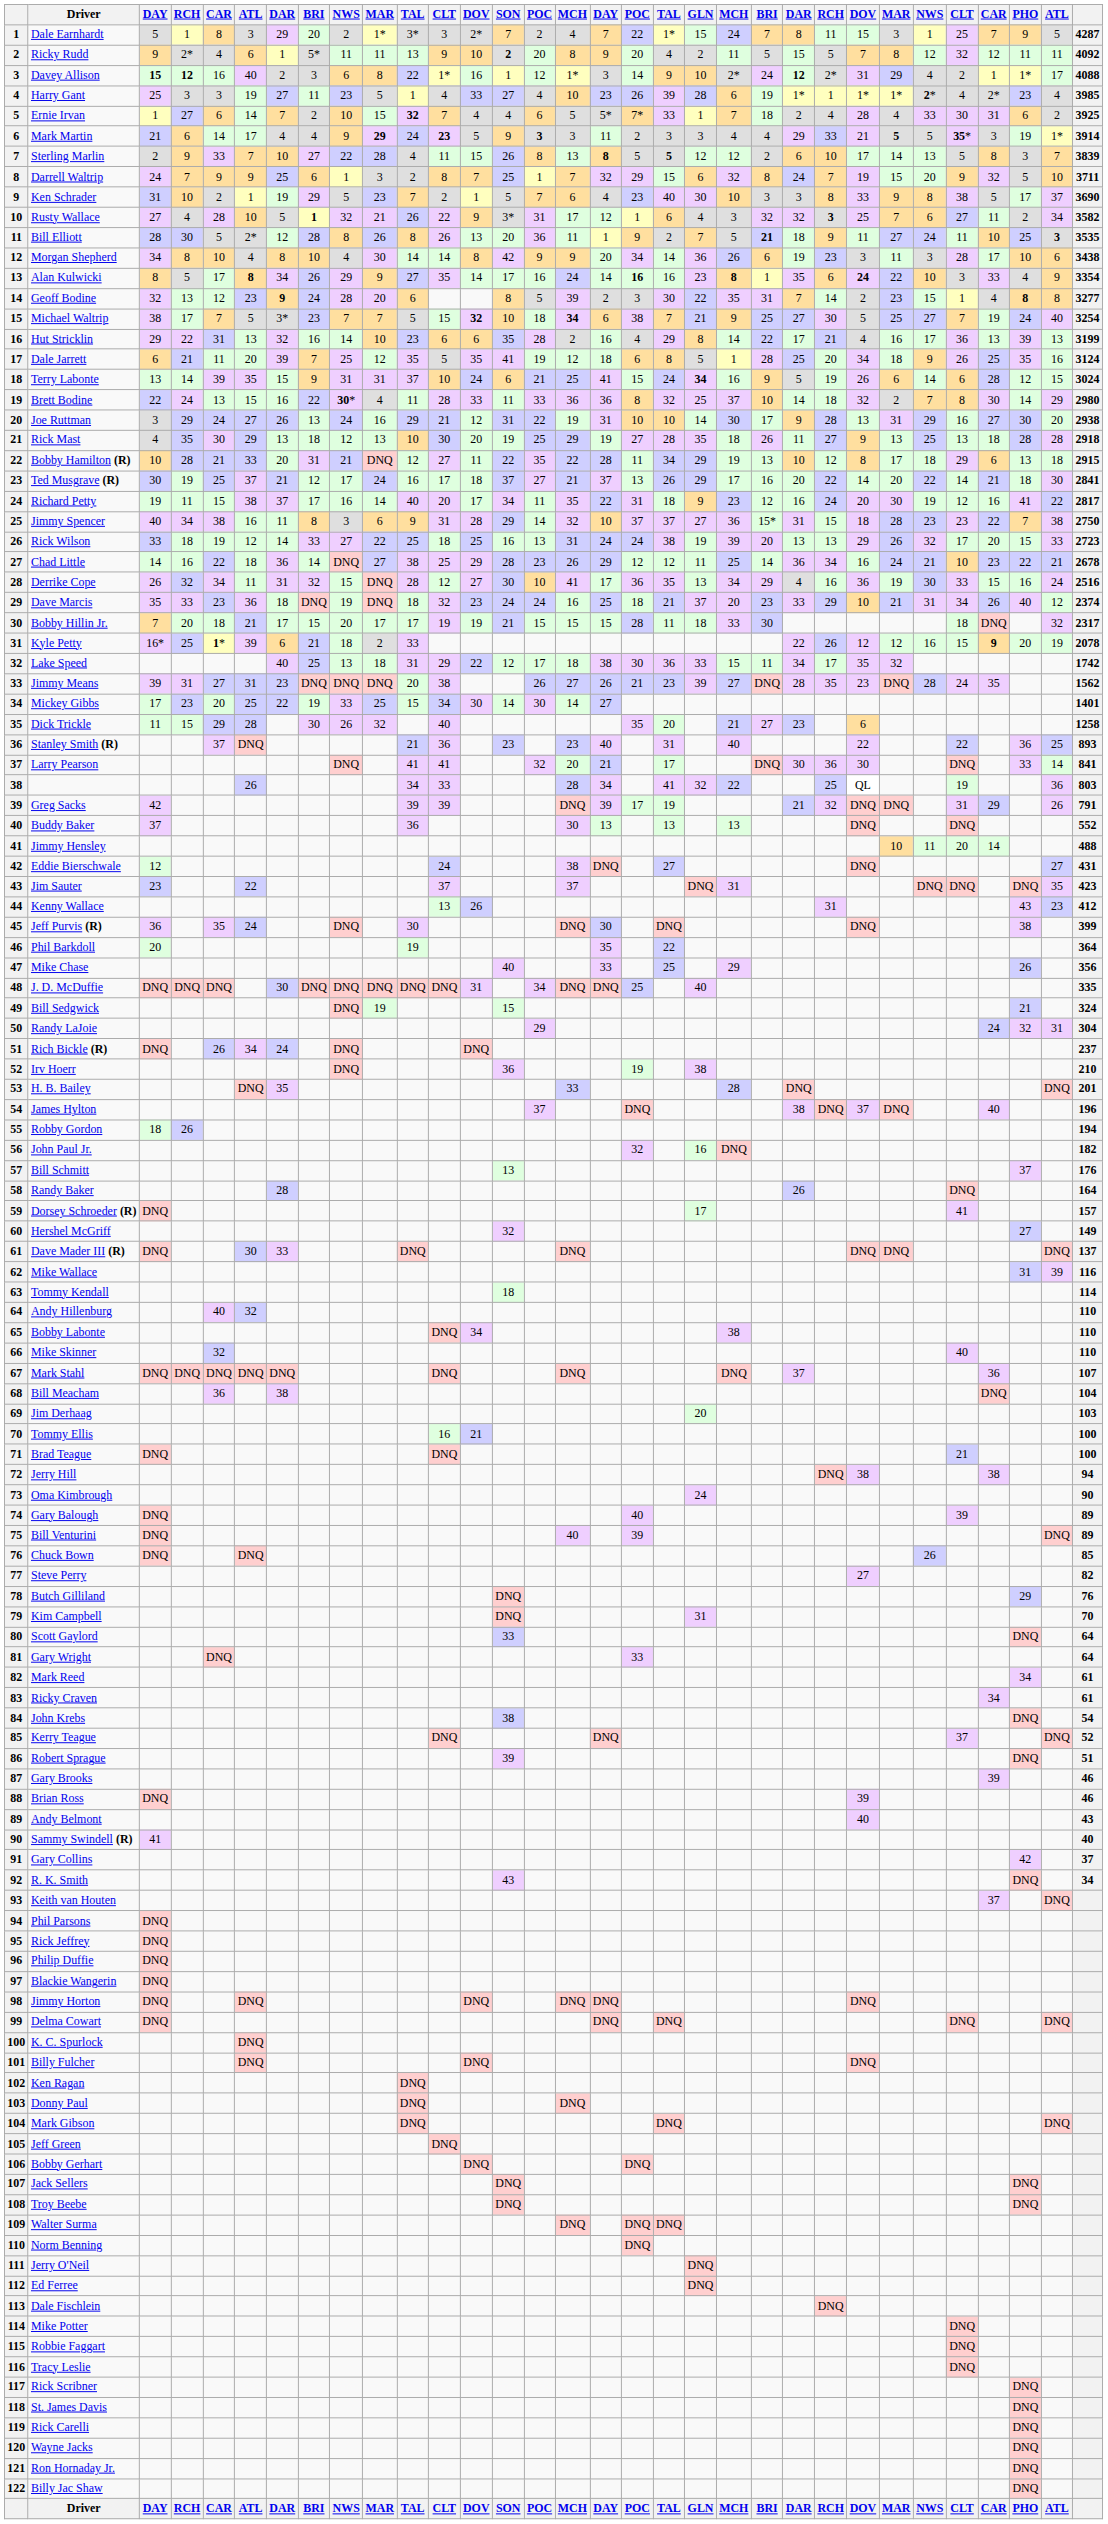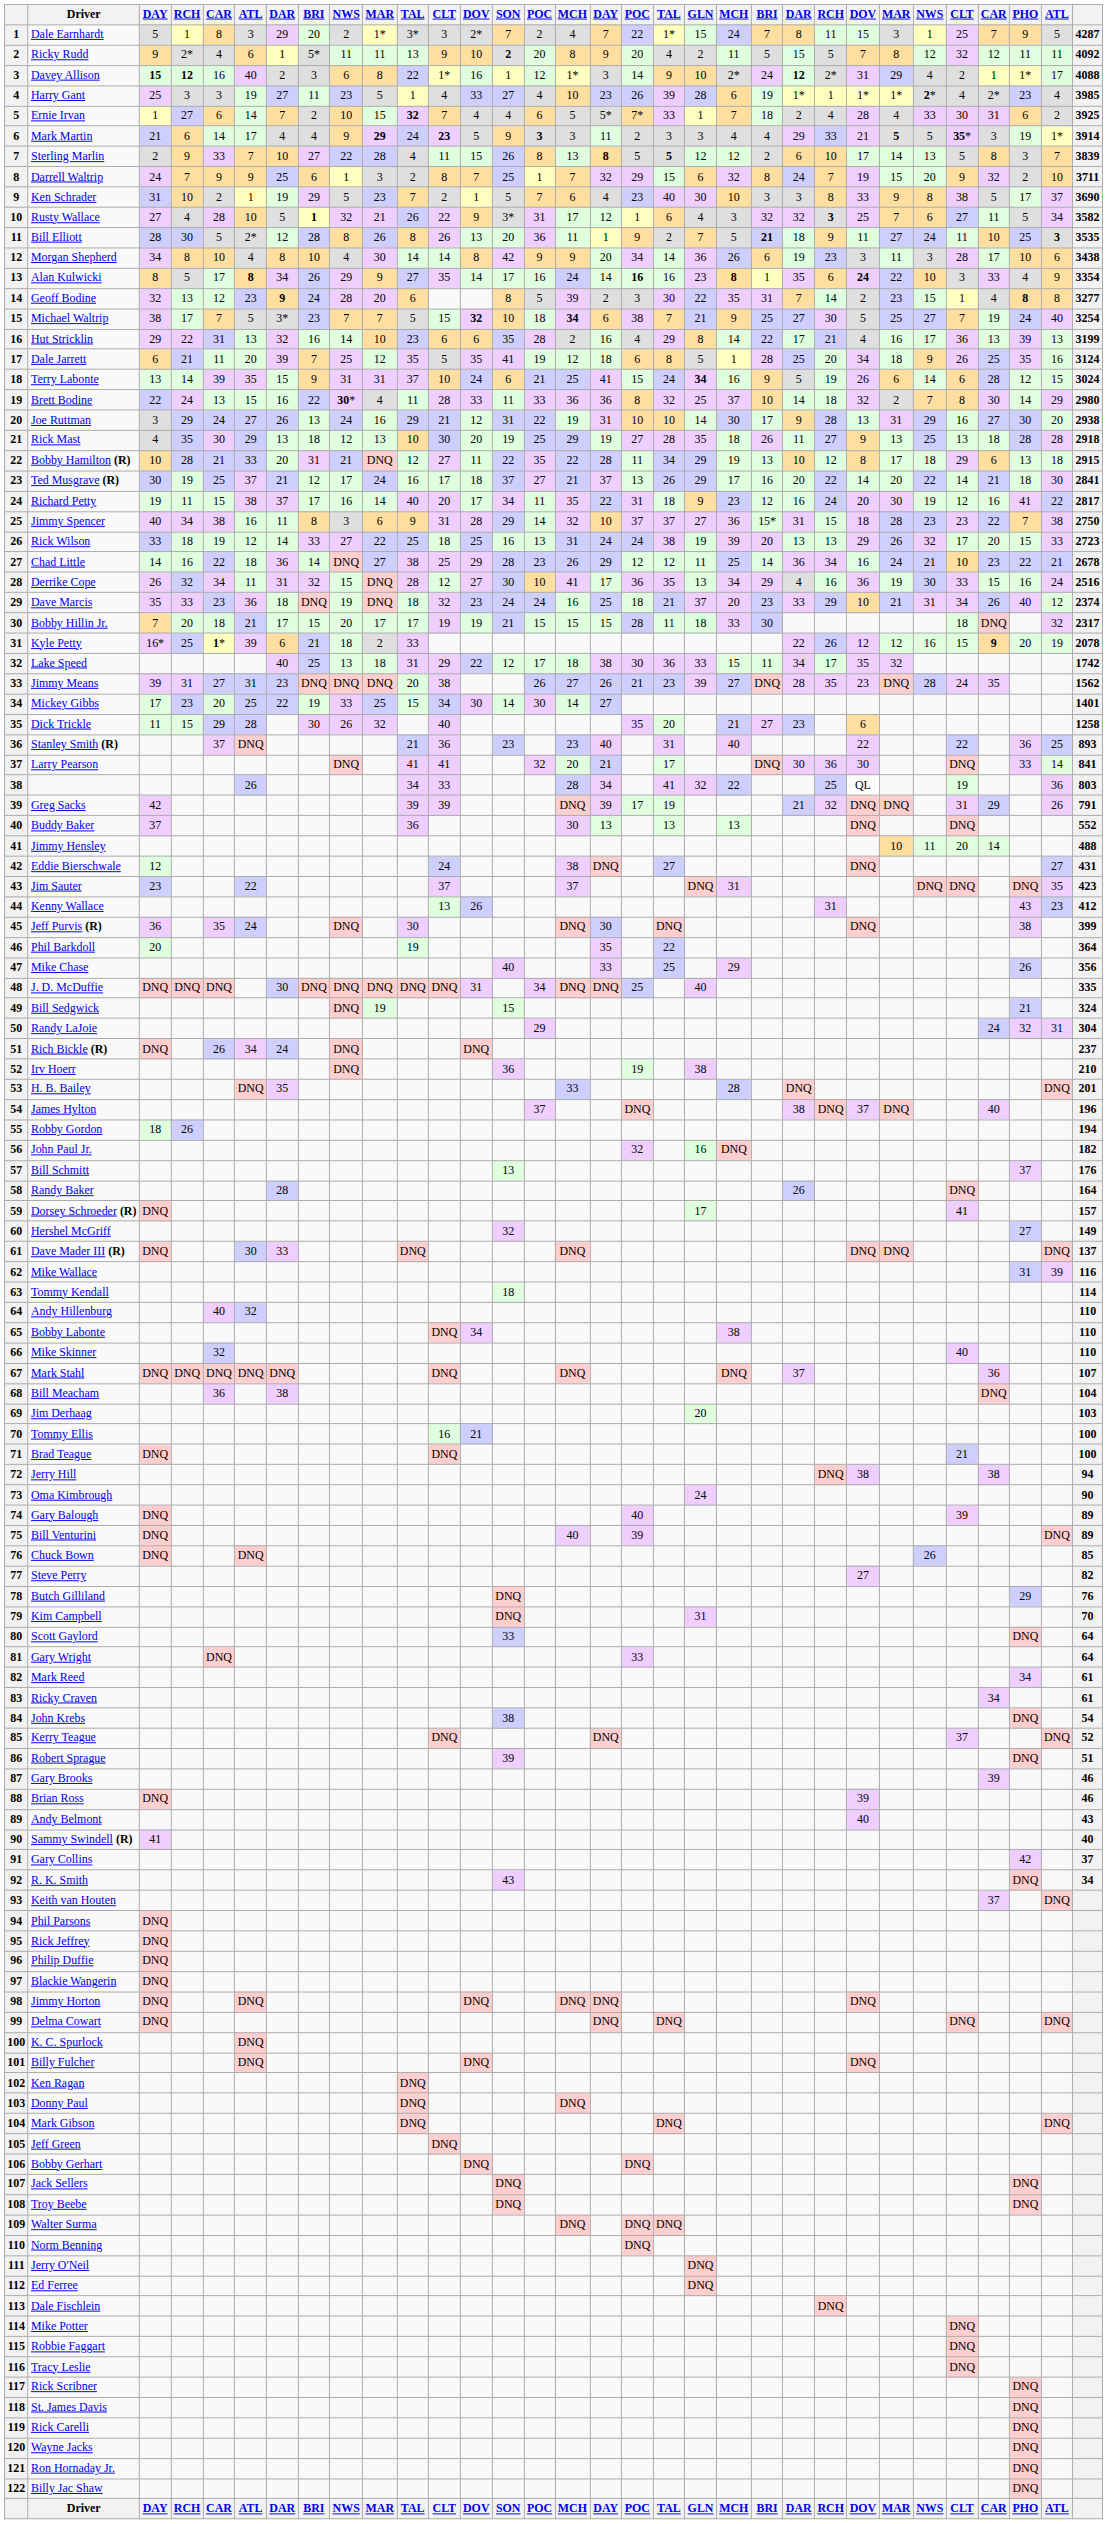(1025, 177) 5 -> (1025, 177) 2
(1025, 217) 2 -> (1025, 217) 5
